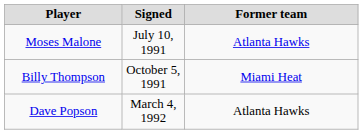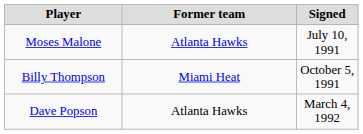columns swapped: (153, 14) <-> (271, 14)
